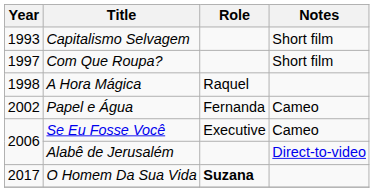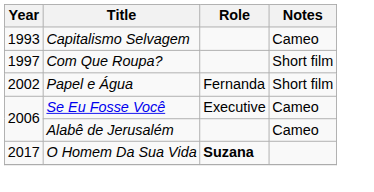(303, 38) Short film -> (296, 38) Cameo
- row: (94, 84)
(296, 107) Cameo -> (303, 84) Short film
(319, 152) Direct-to-video -> (296, 130) Cameo
